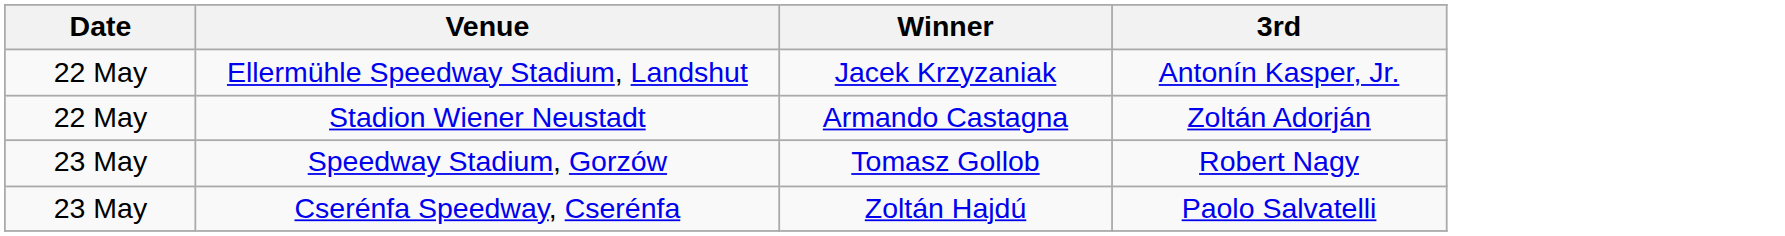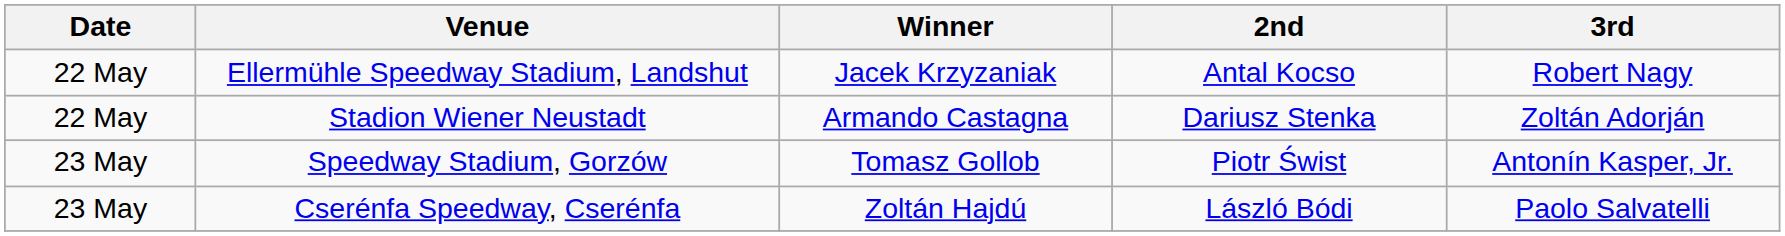+ column: (1279, 27)
(1279, 72) Antonín Kasper, Jr. -> (1613, 72) Robert Nagy
(1279, 162) Robert Nagy -> (1613, 162) Antonín Kasper, Jr.
